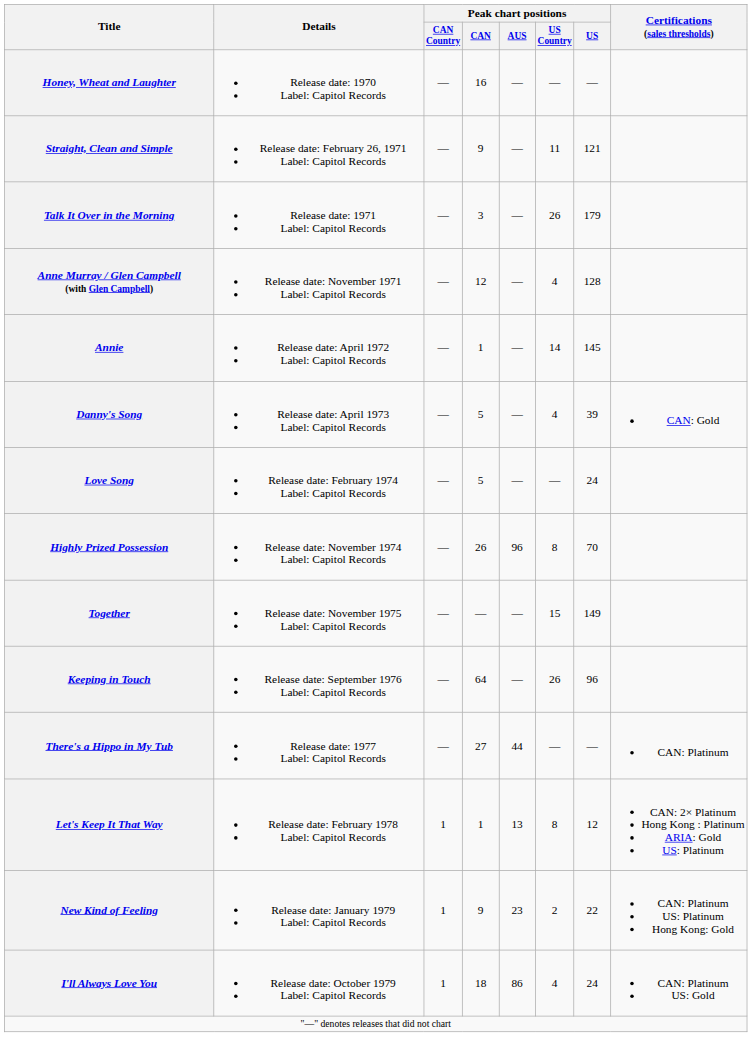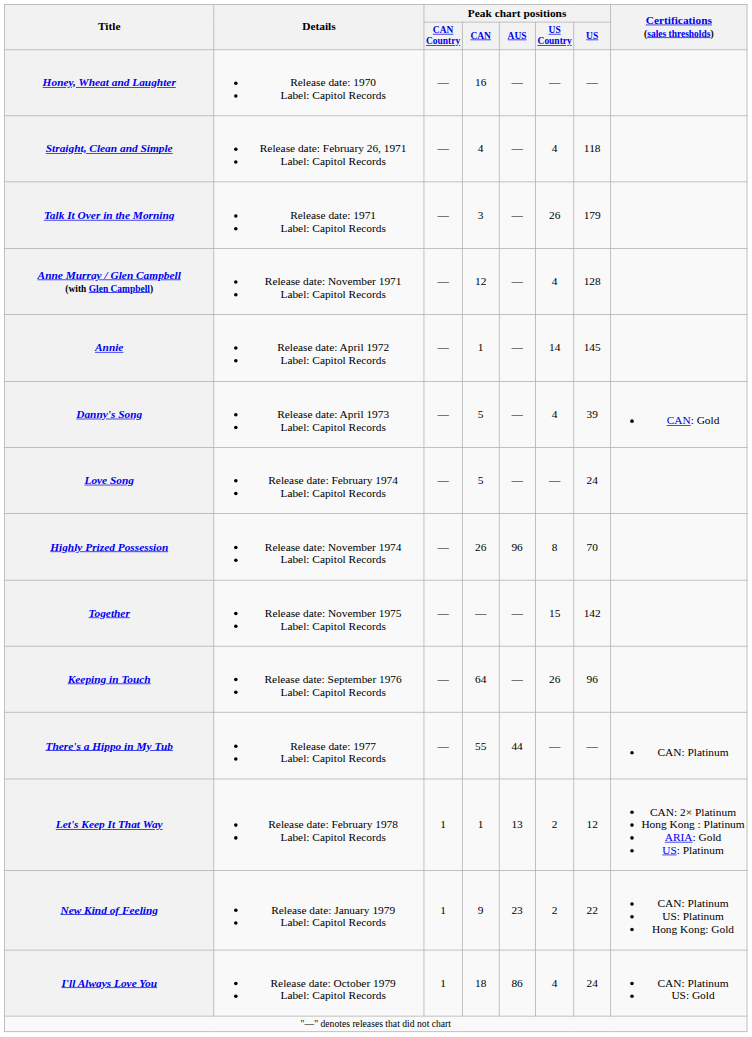(481, 149) 9 -> (481, 149) 4
(555, 149) 11 -> (555, 149) 4
(592, 149) 121 -> (592, 149) 118
(592, 613) 149 -> (592, 613) 142
(481, 745) 27 -> (481, 745) 55
(555, 824) 8 -> (555, 824) 2
